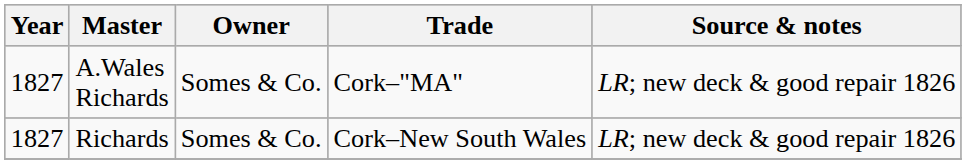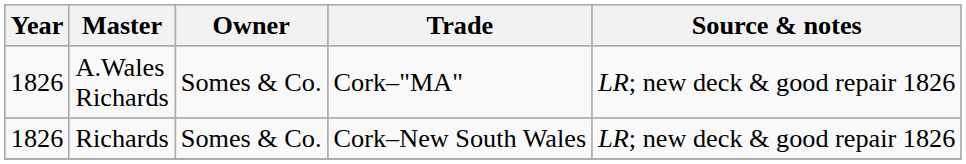(37, 81) 1827 -> (37, 81) 1826
(37, 138) 1827 -> (37, 138) 1826
